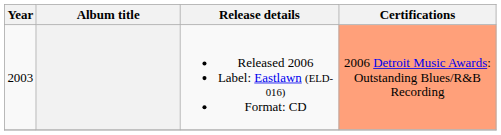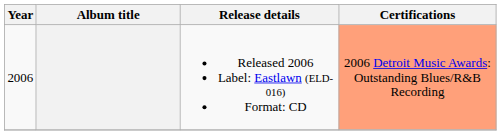(20, 77) 2003 -> (20, 77) 2006
